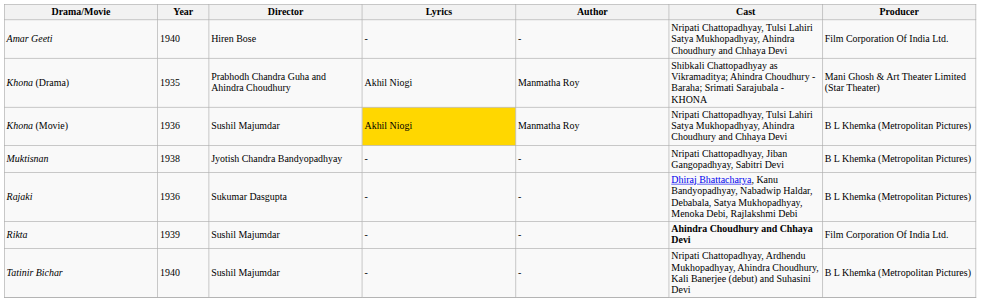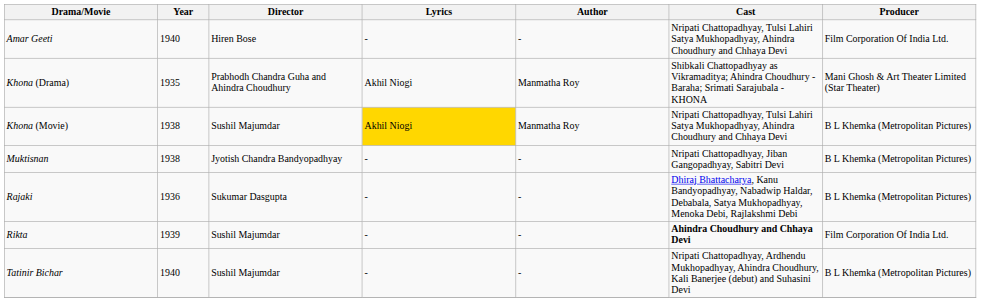(170, 126) 1936 -> (170, 126) 1938
